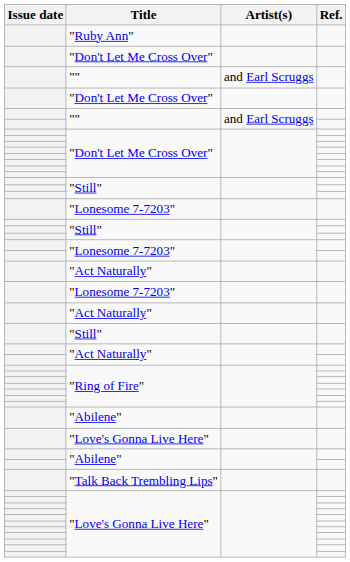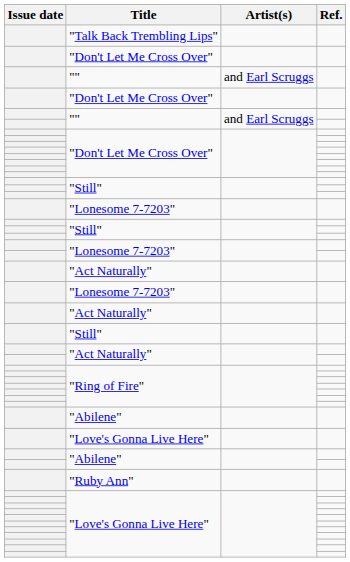rows swapped: (101, 35) <-> (144, 480)
